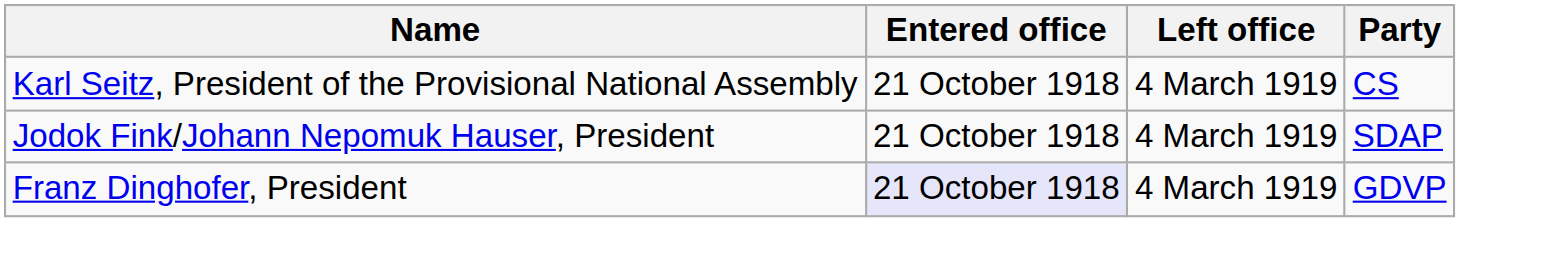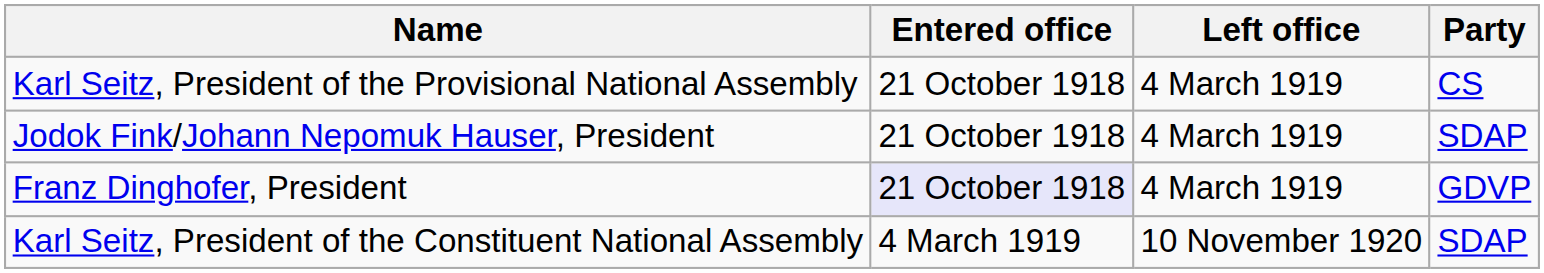+ row: (438, 240)
